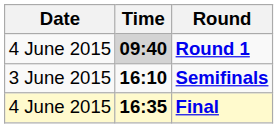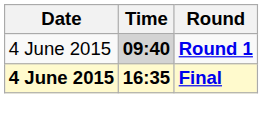- row: (222, 78)
(60, 107) normal -> (61, 78) bold
